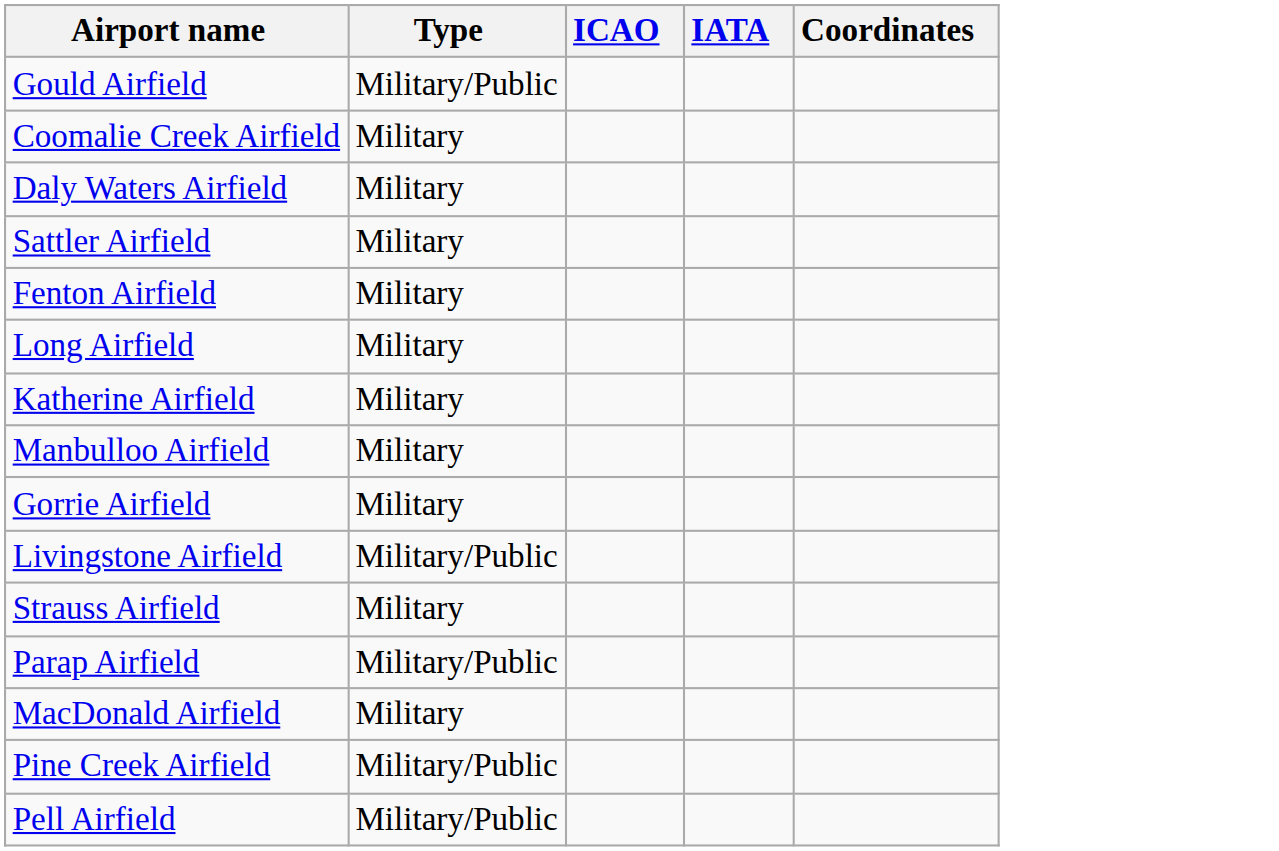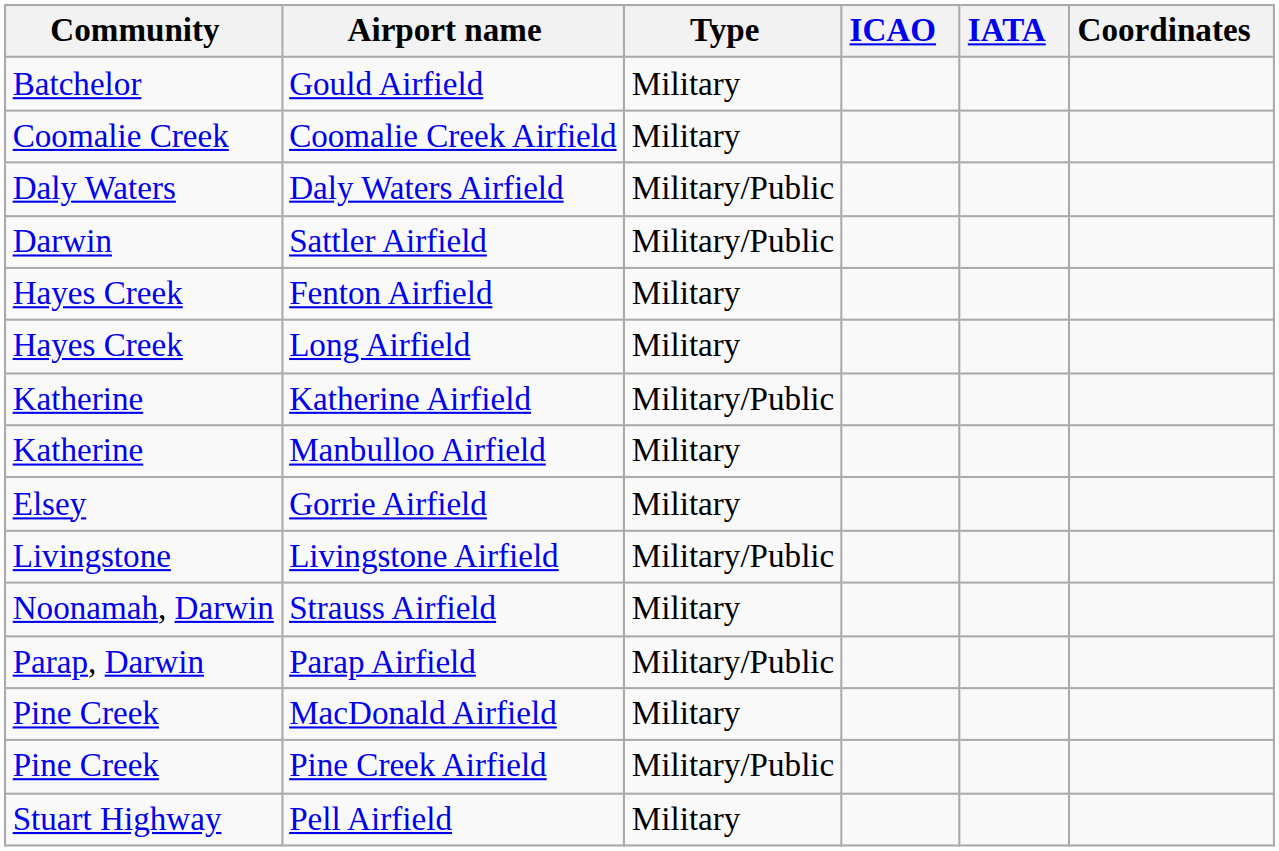+ column: (143, 30)
(457, 83) Military/Public -> (686, 83) Military
(410, 188) Military -> (733, 188) Military/Public
(410, 240) Military -> (733, 240) Military/Public
(410, 398) Military -> (733, 398) Military/Public
(457, 818) Military/Public -> (686, 818) Military
